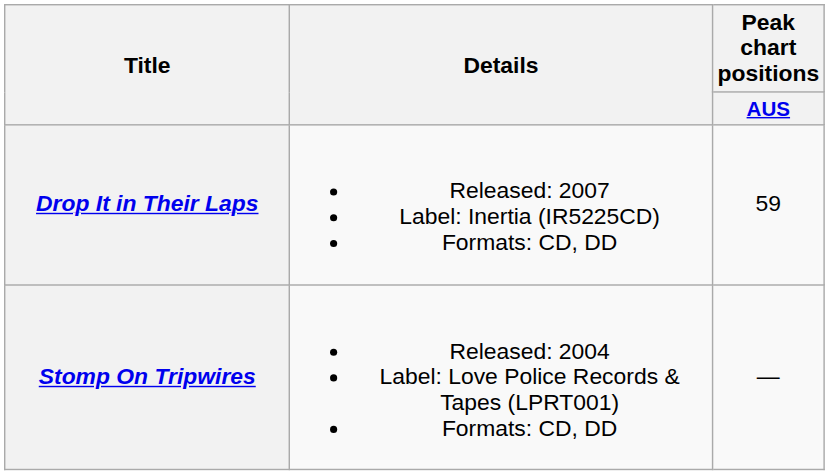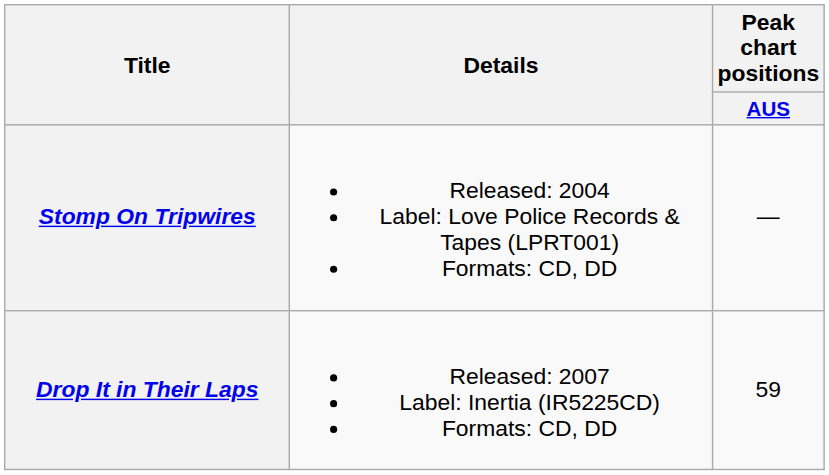rows swapped: (147, 376) <-> (147, 204)
